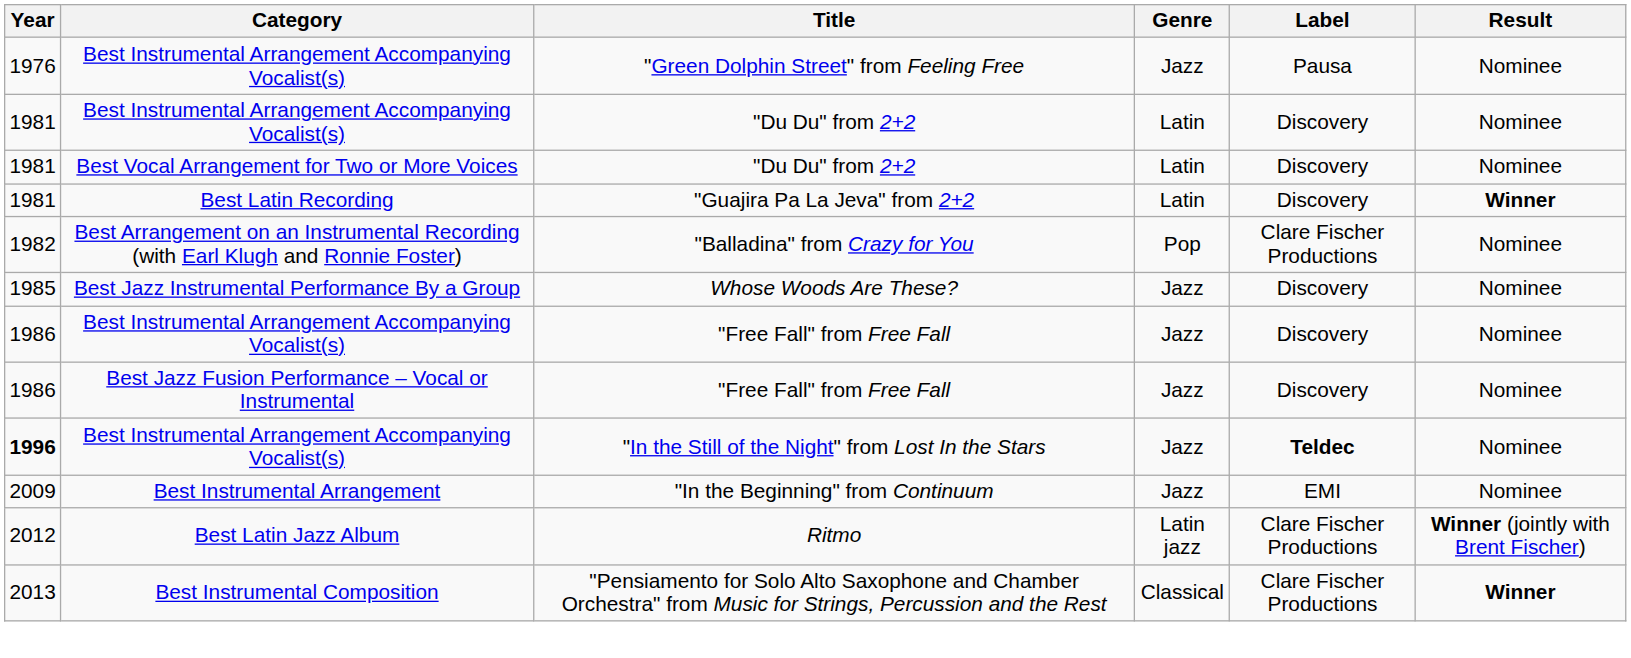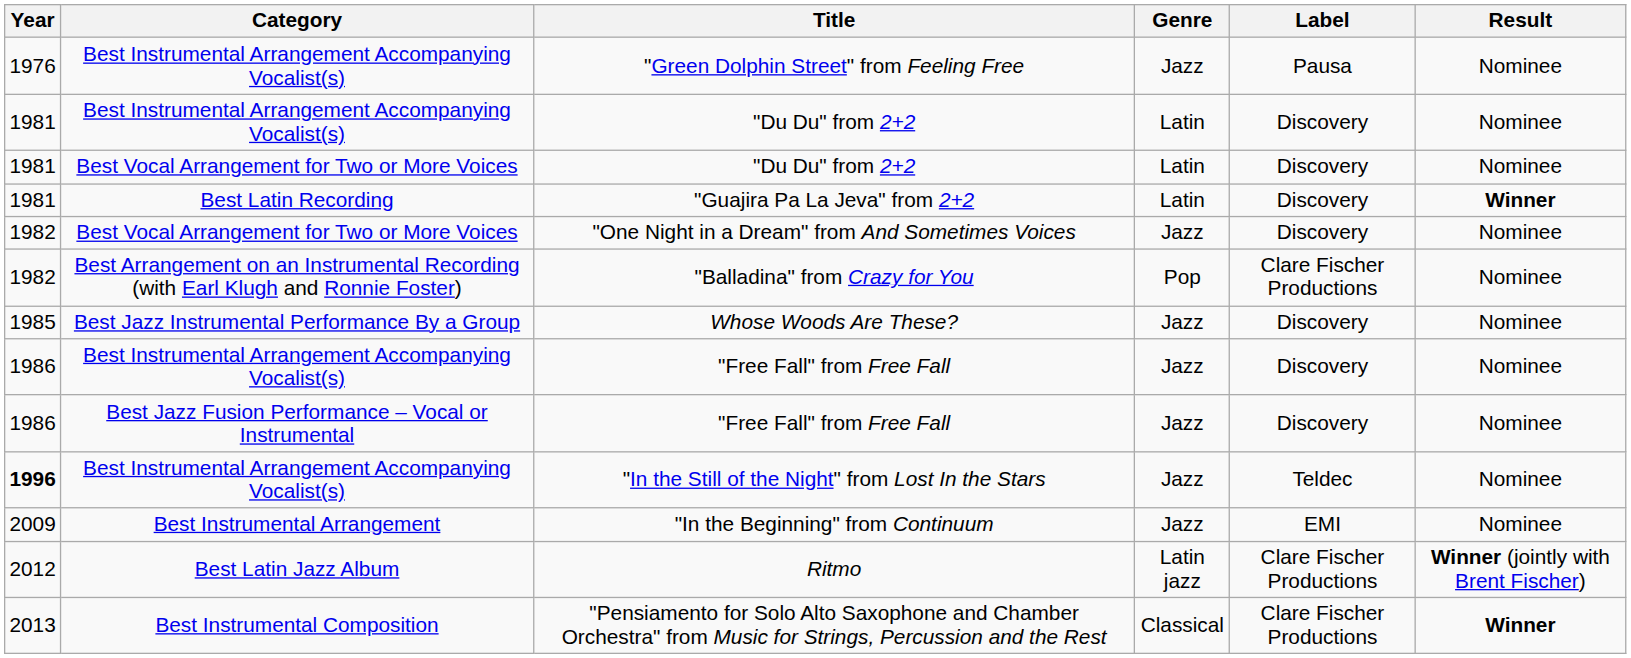+ row: (297, 232)
(1322, 446) bold -> (1322, 479) normal
